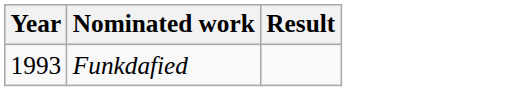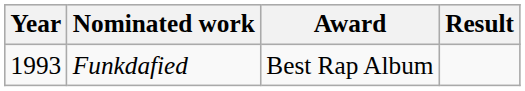+ column: (350, 24)
